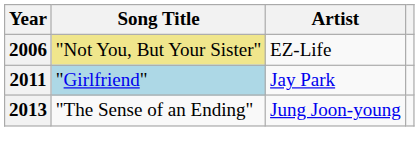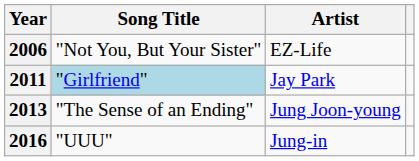(159, 49) khaki background -> (159, 49) no background
+ row: (28, 140)
